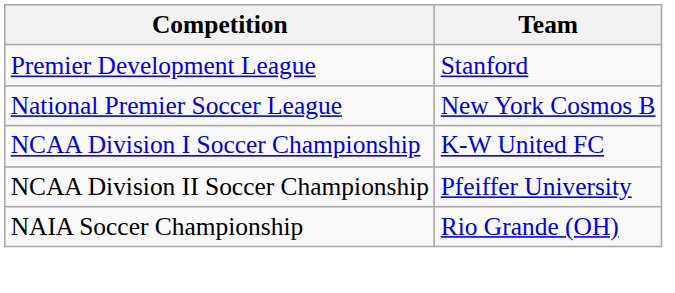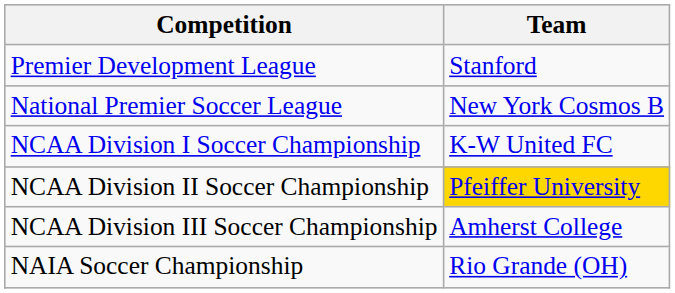(536, 186) no background -> (545, 186) gold background
+ row: (224, 226)
